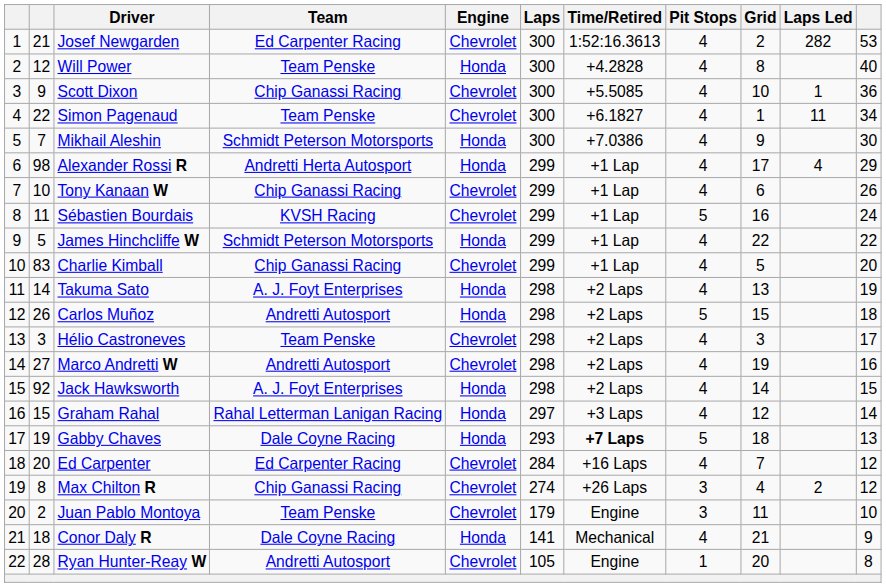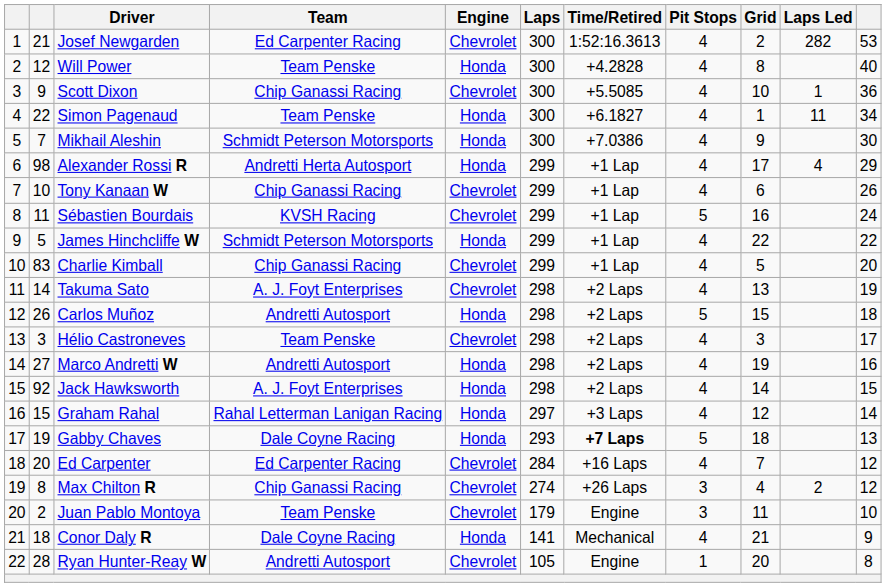(483, 116) Chevrolet -> (483, 116) Honda
(483, 290) Honda -> (483, 290) Chevrolet
(483, 364) Chevrolet -> (483, 364) Honda
